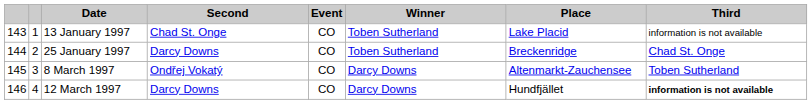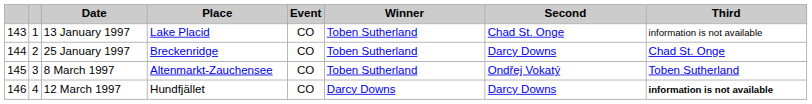columns swapped: (576, 13) <-> (228, 13)
(382, 70) Darcy Downs -> (372, 70) Toben Sutherland
